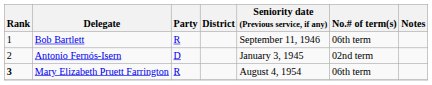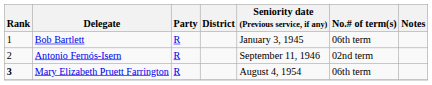(280, 39) September 11, 1946 -> (271, 39) January 3, 1945
(177, 55) D -> (177, 55) R
(271, 55) January 3, 1945 -> (280, 55) September 11, 1946
